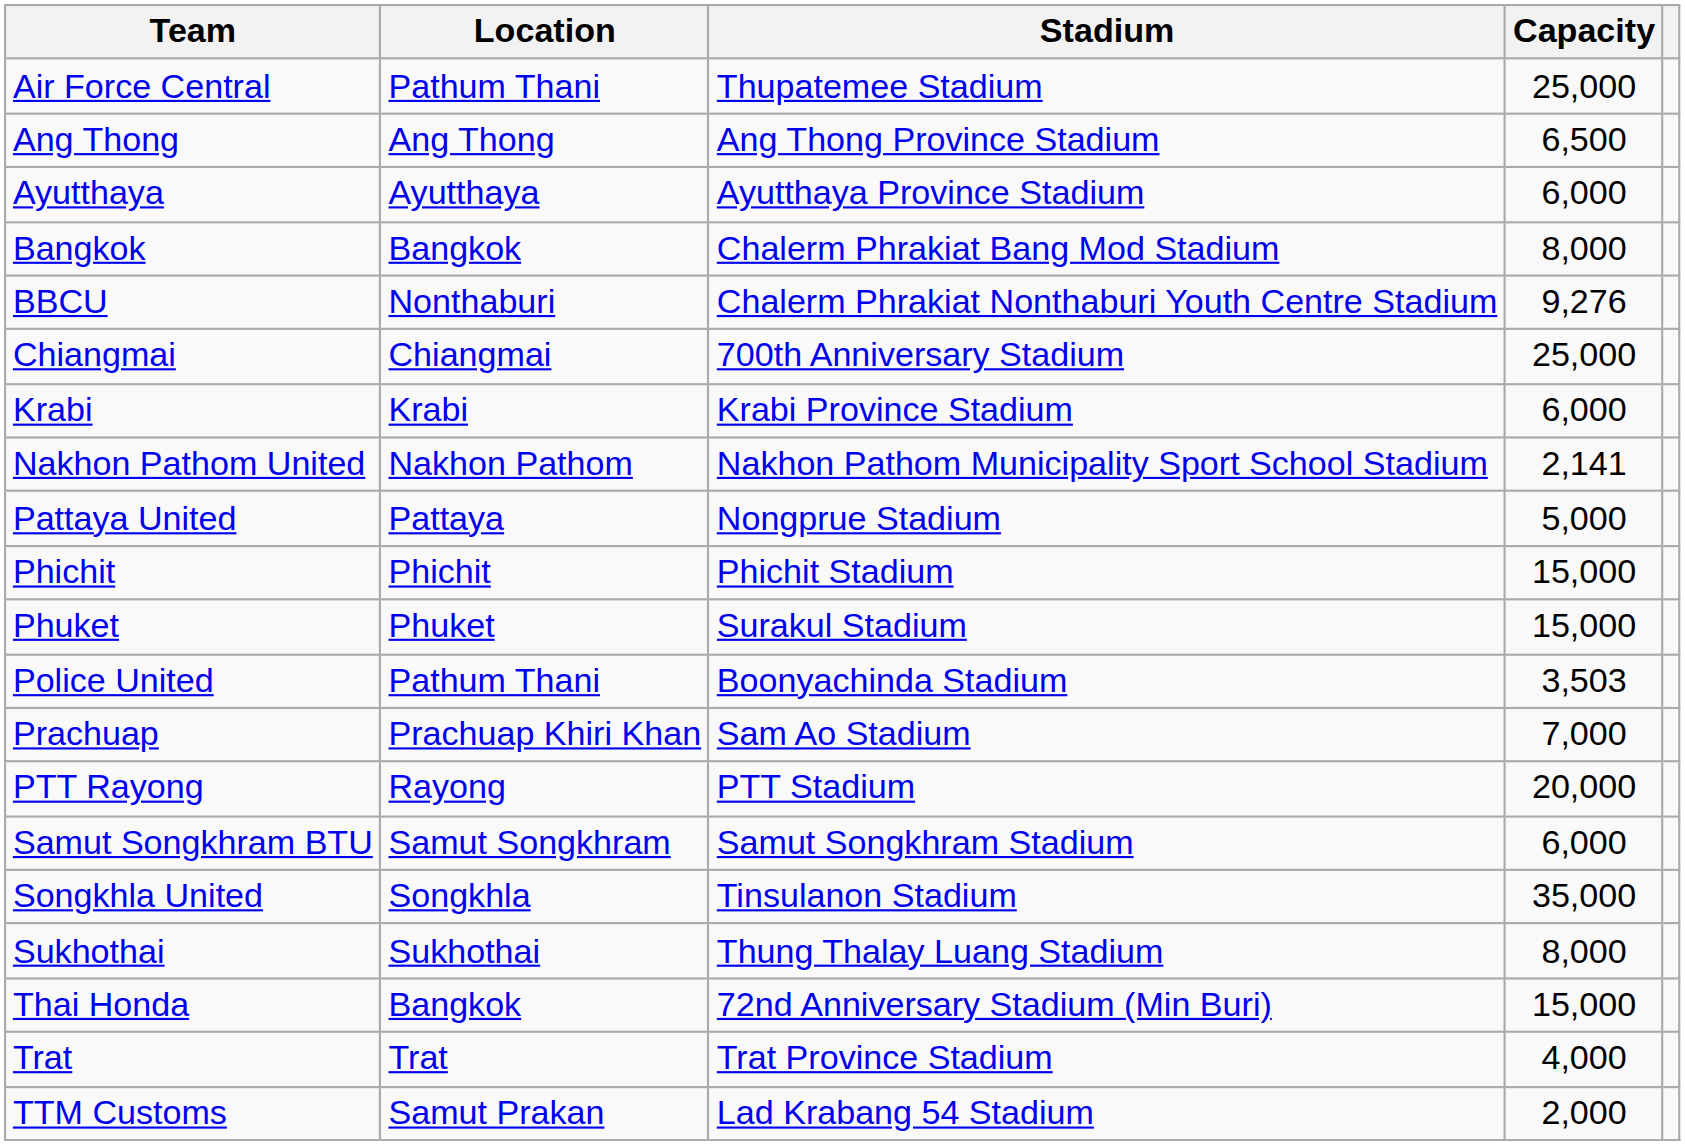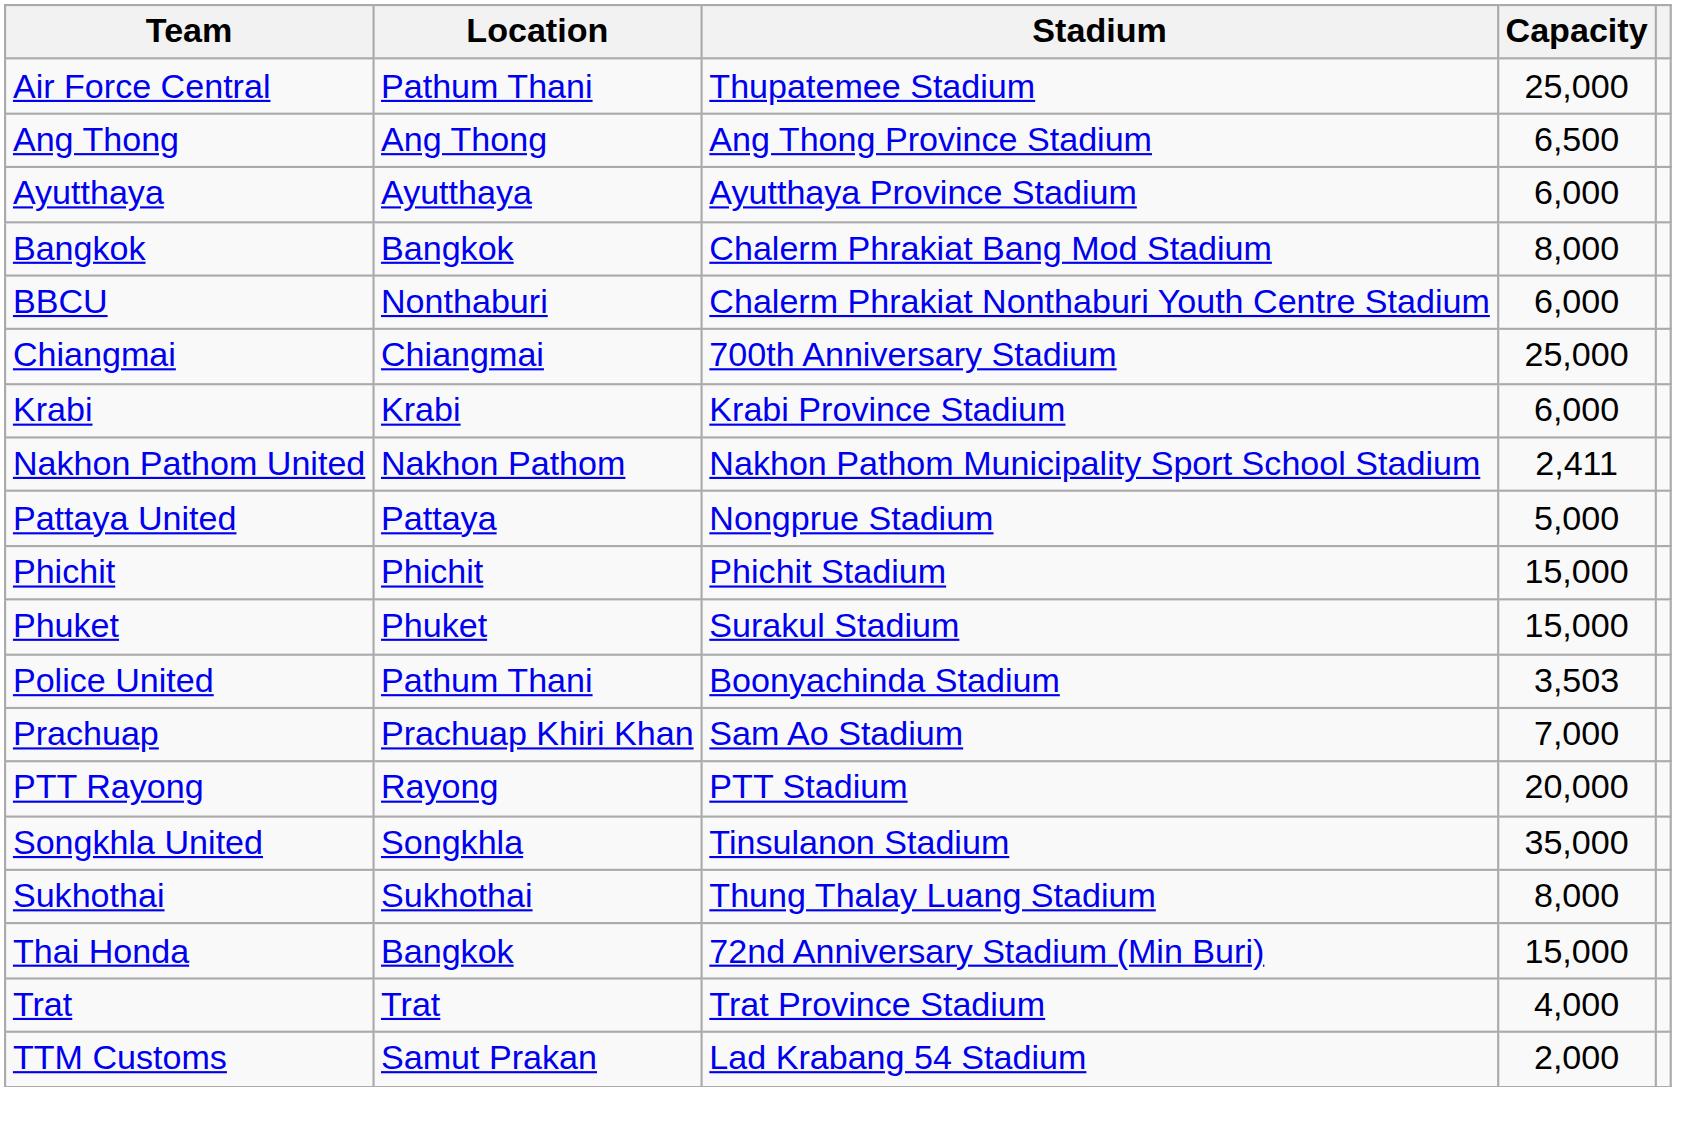(1584, 301) 9,276 -> (1577, 301) 6,000
(1584, 463) 2,141 -> (1577, 463) 2,411
- row: (193, 842)
